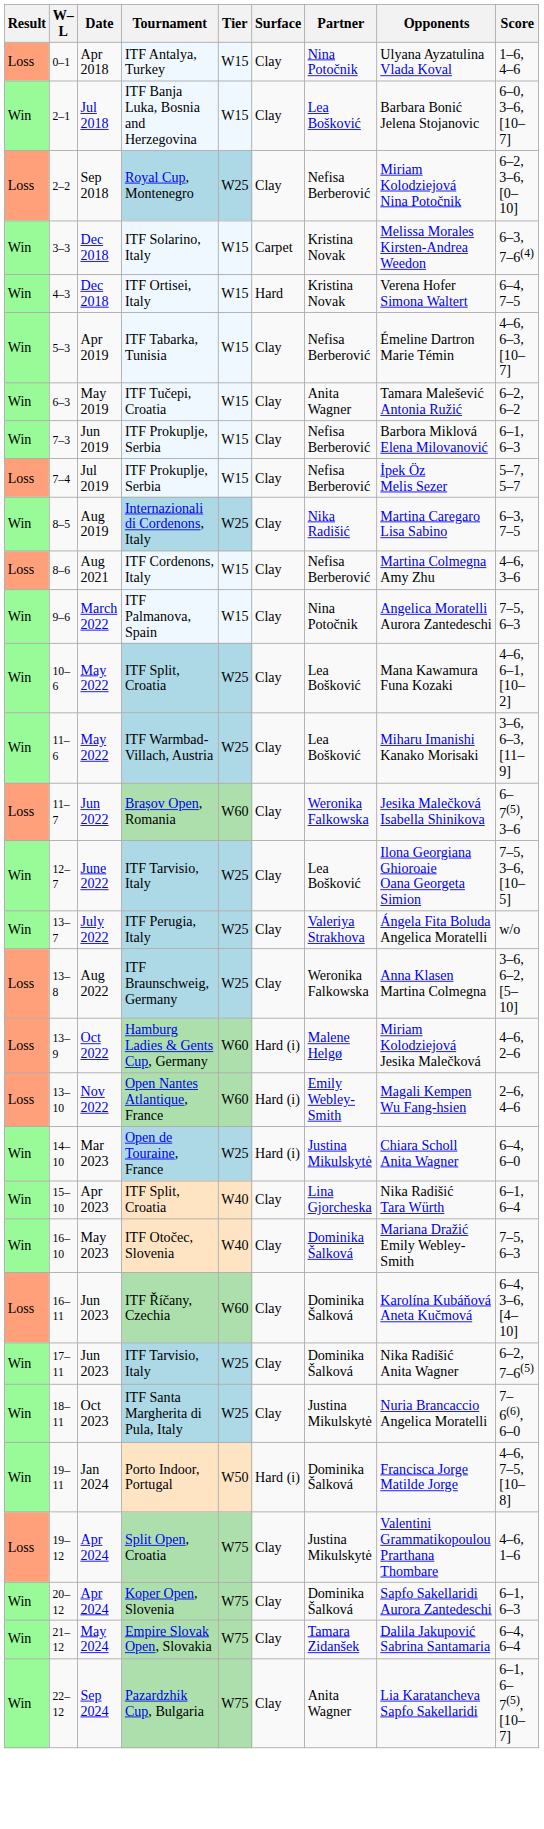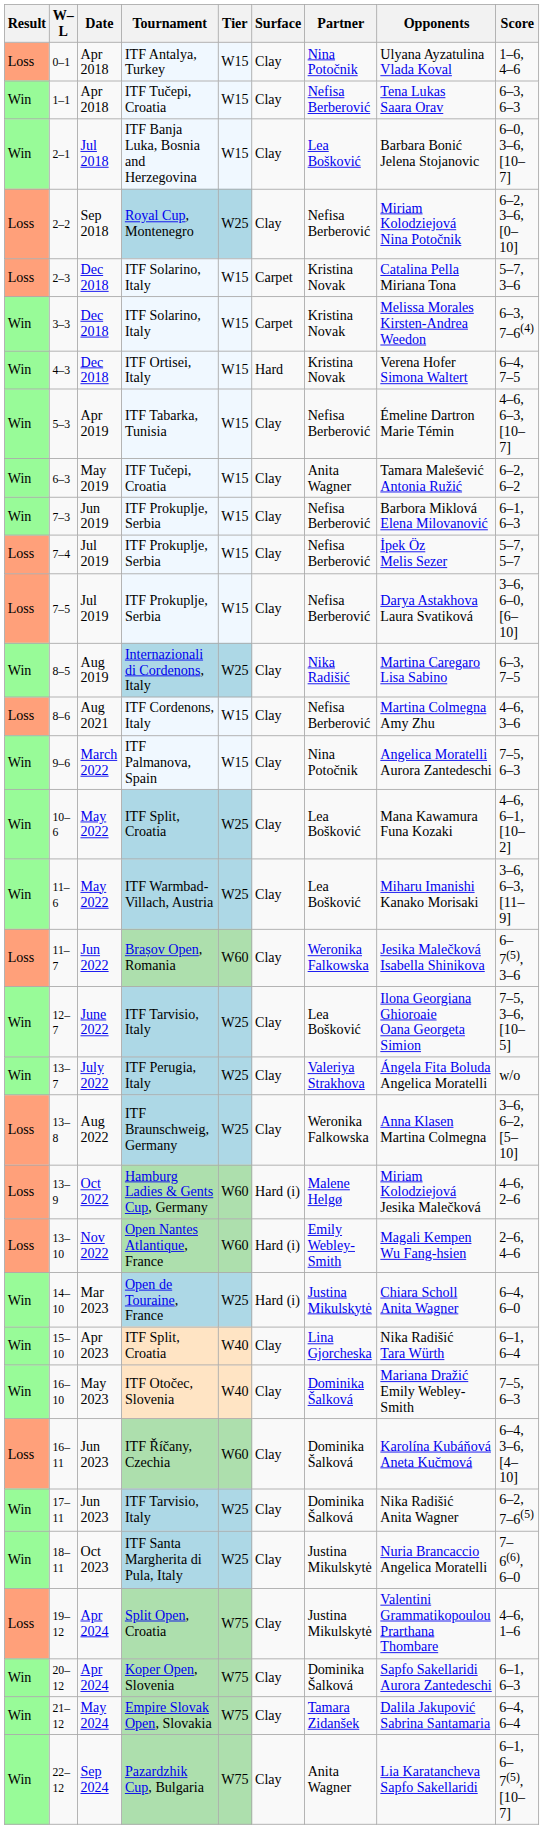+ row: (61, 100)
+ row: (61, 278)
+ row: (61, 609)
- row: (61, 1478)
